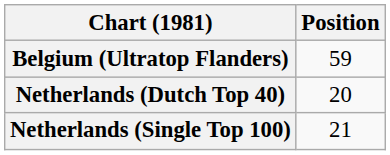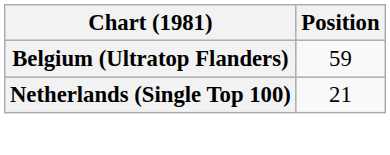- row: (150, 94)
